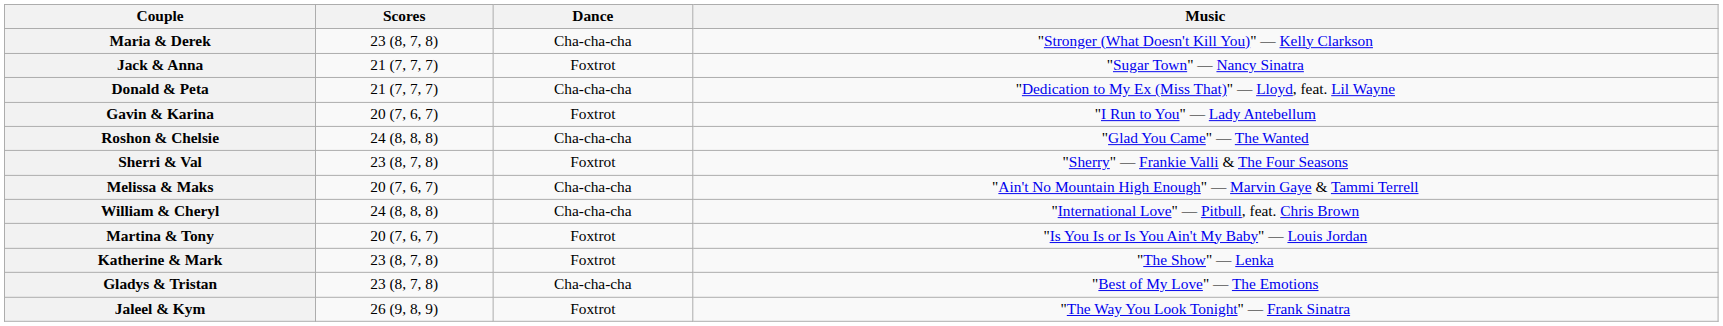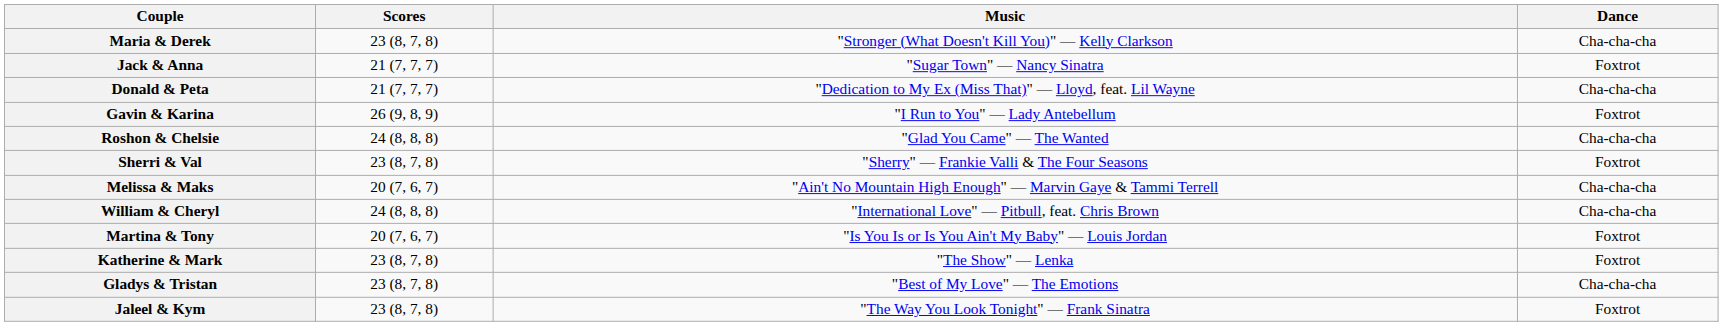columns swapped: (593, 16) <-> (1205, 16)
(404, 114) 20 (7, 6, 7) -> (404, 114) 26 (9, 8, 9)
(404, 308) 26 (9, 8, 9) -> (404, 308) 23 (8, 7, 8)
